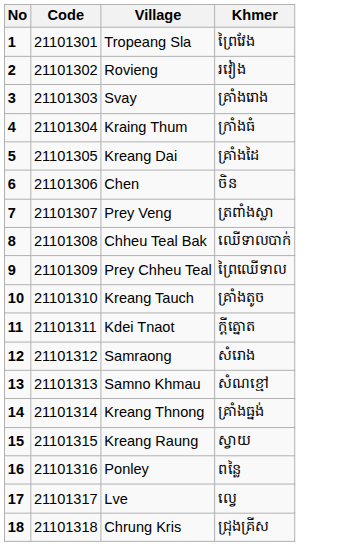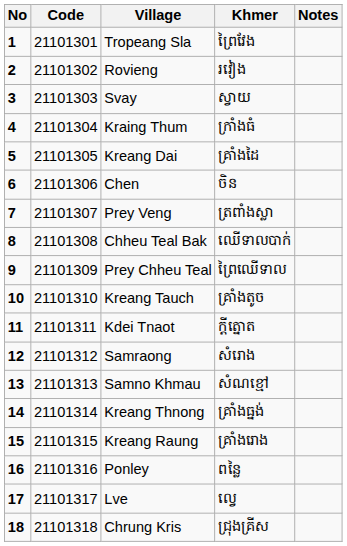+ column: (318, 16)
(243, 98) គ្រាំងរោង -> (234, 98) ស្វាយ
(234, 440) ស្វាយ -> (243, 440) គ្រាំងរោង
